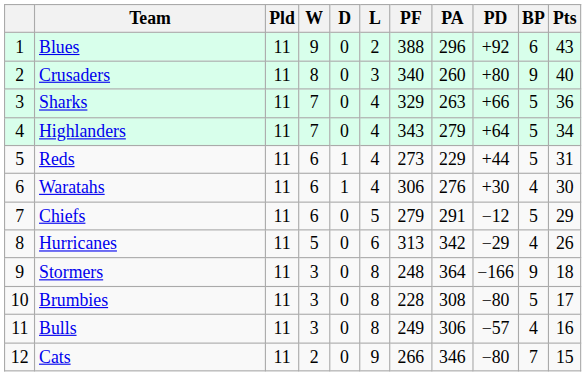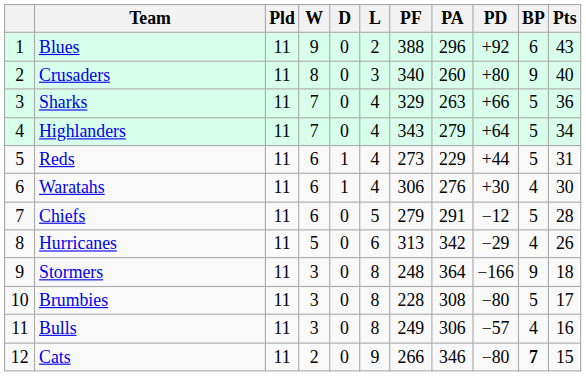(565, 215) 29 -> (565, 215) 28
(533, 356) normal -> (533, 356) bold
